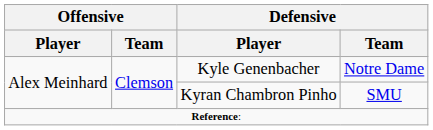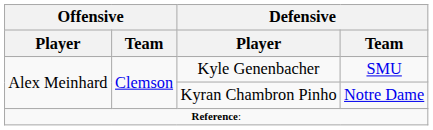(384, 69) Notre Dame -> (384, 69) SMU
(384, 95) SMU -> (384, 95) Notre Dame
